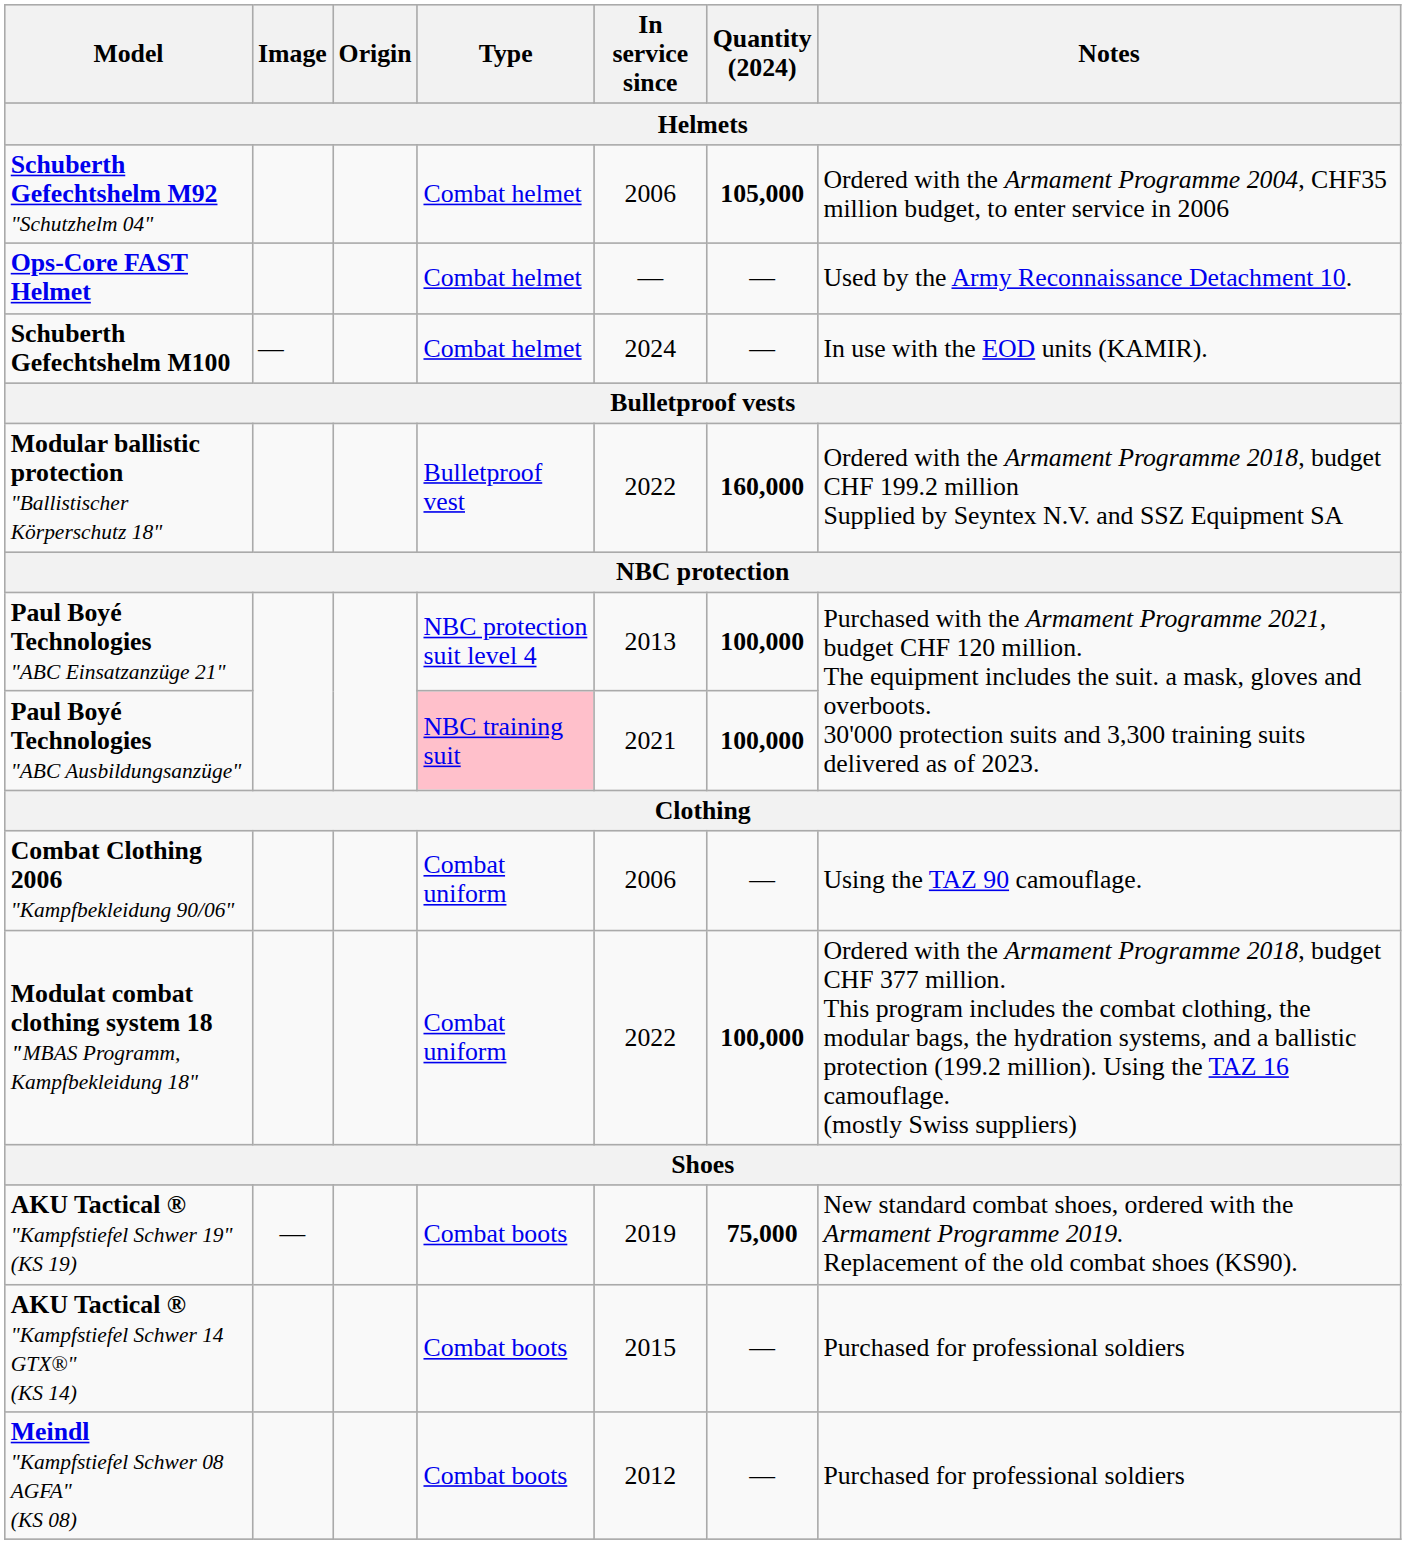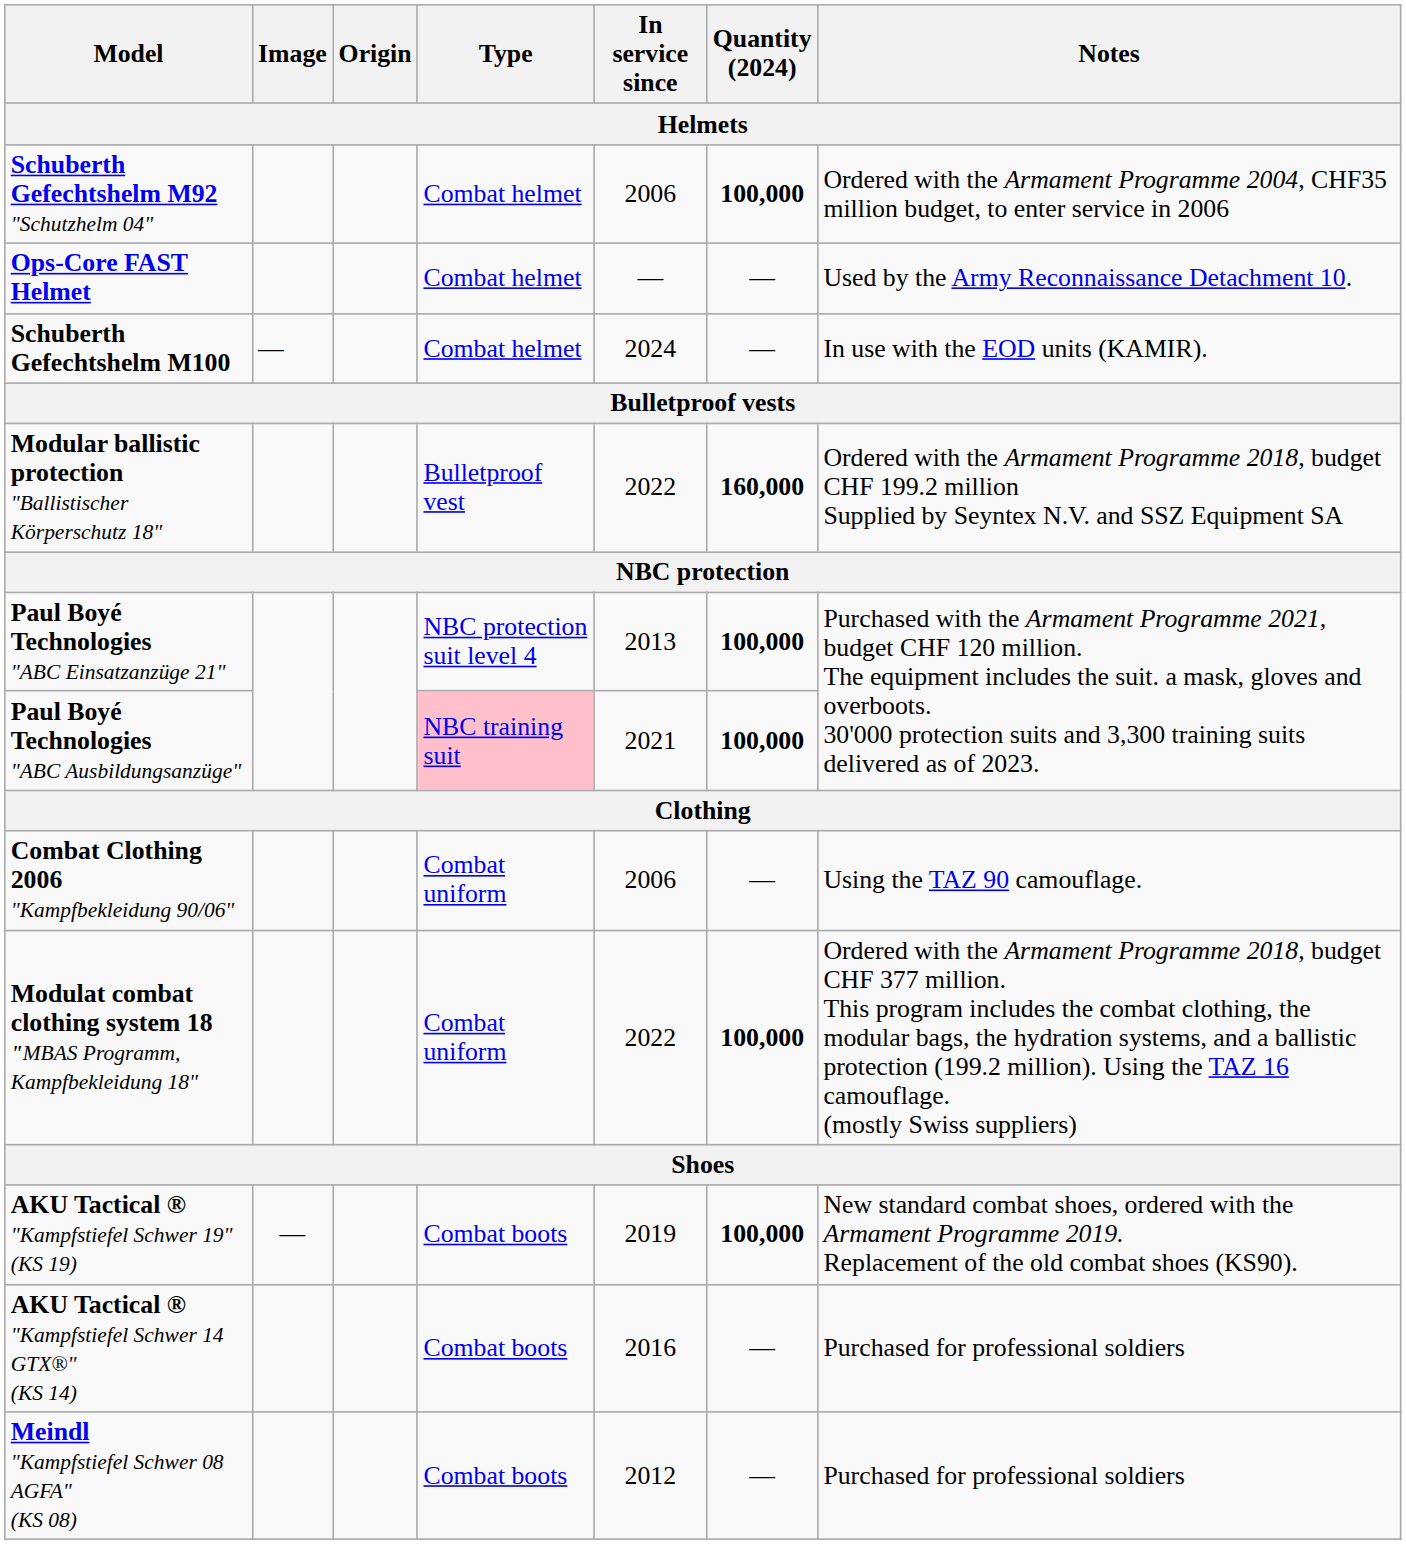(762, 193) 105,000 -> (762, 193) 100,000
(762, 1234) 75,000 -> (762, 1234) 100,000
(650, 1347) 2015 -> (650, 1347) 2016
